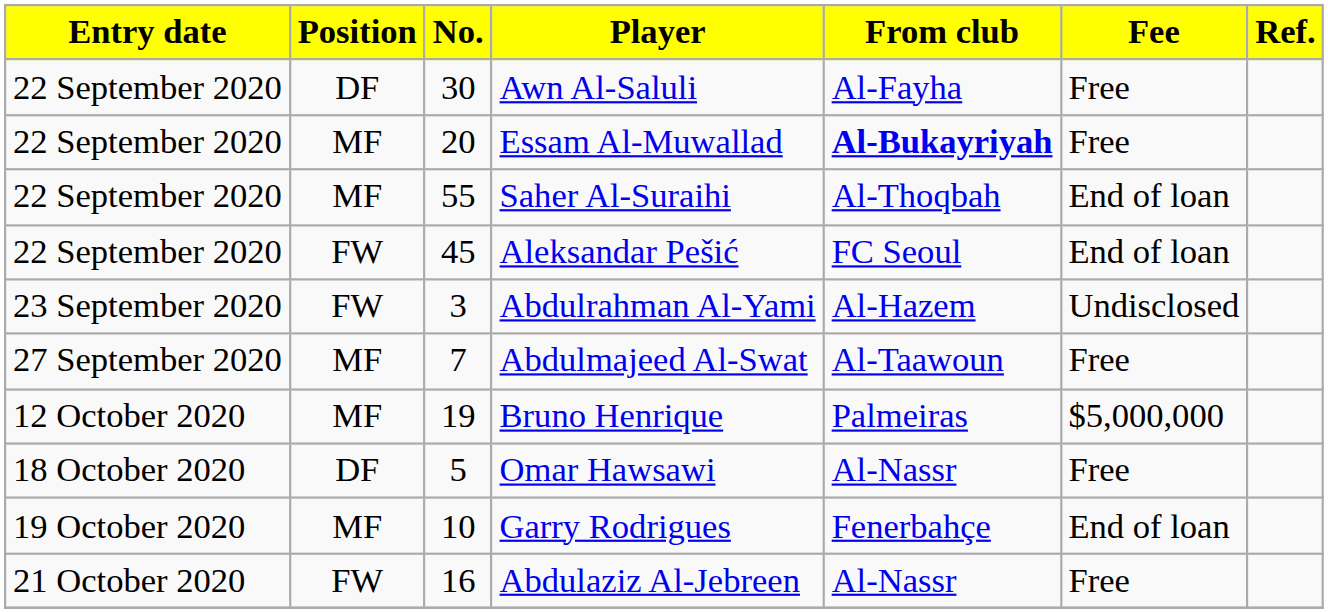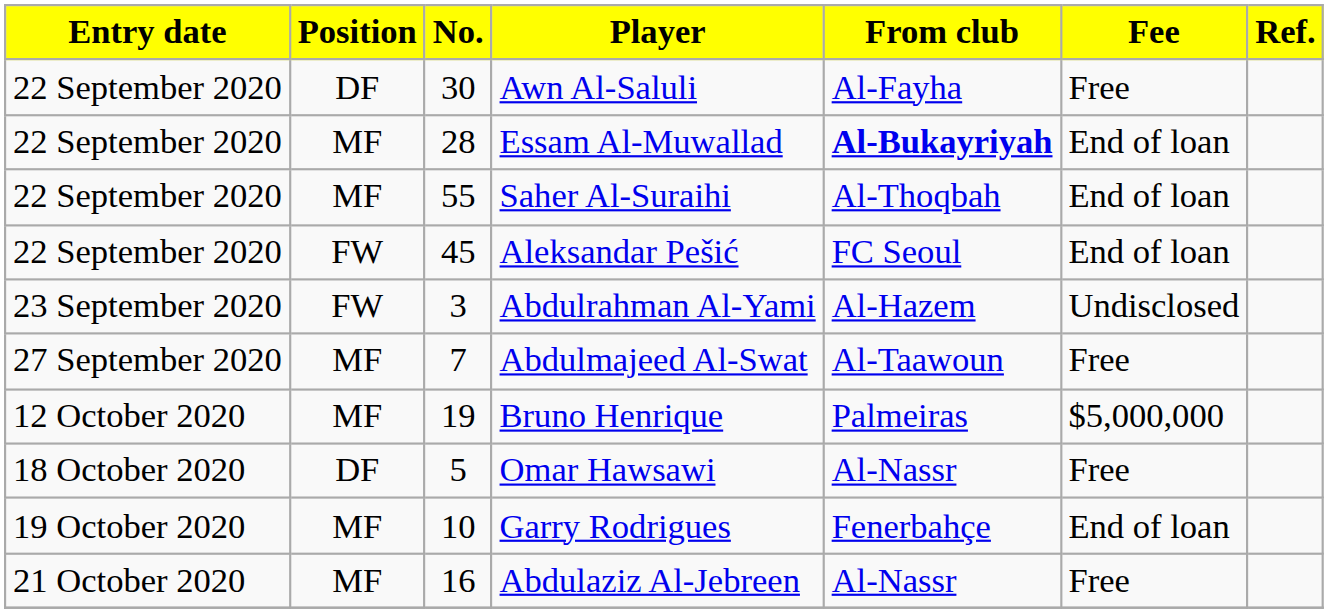(458, 141) 20 -> (458, 141) 28
(1099, 141) Free -> (1149, 141) End of loan
(357, 580) FW -> (357, 580) MF
